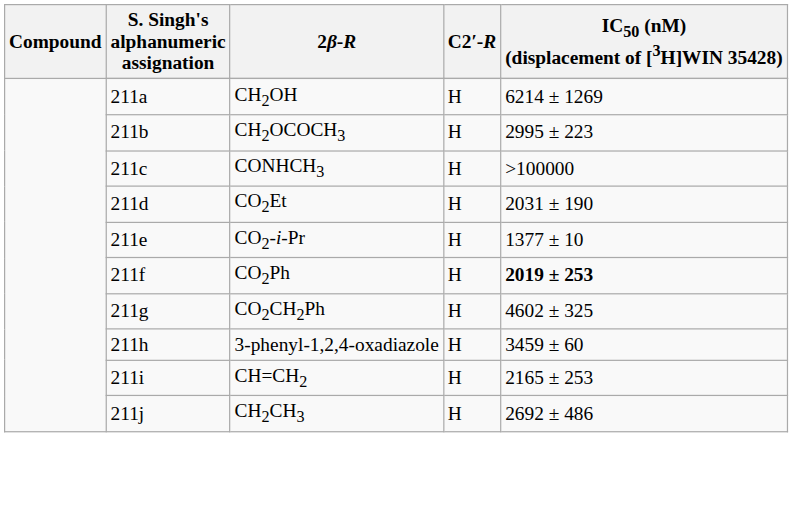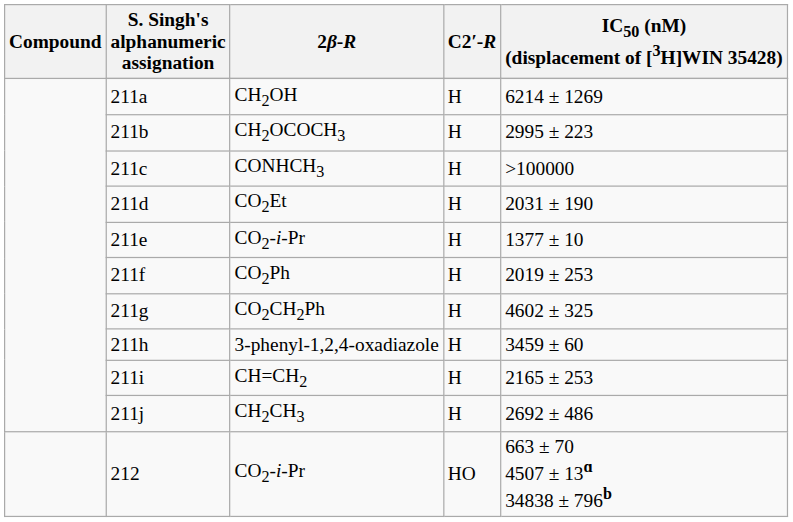(549, 275) bold -> (549, 275) normal
+ row: (125, 473)
